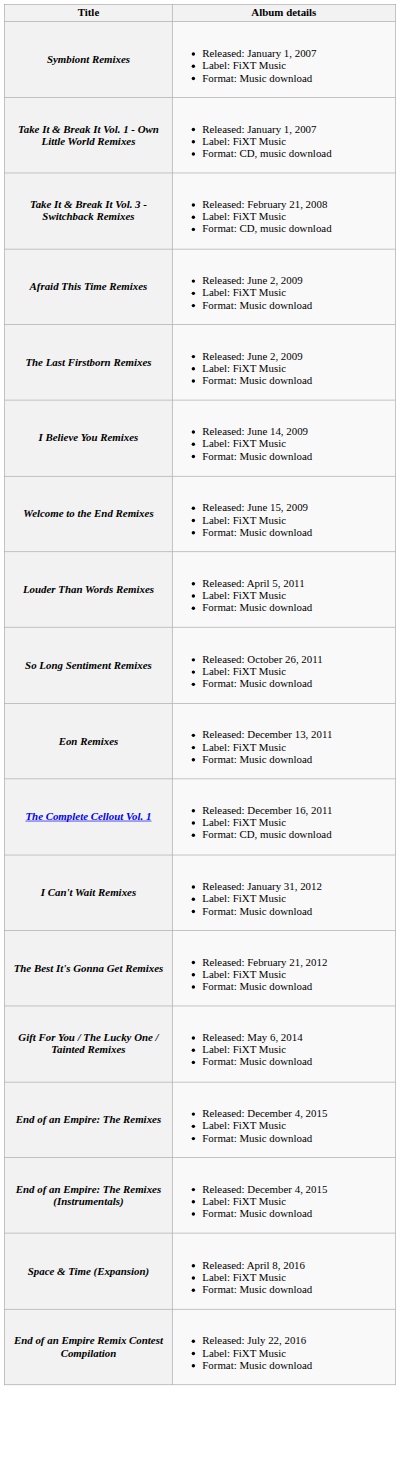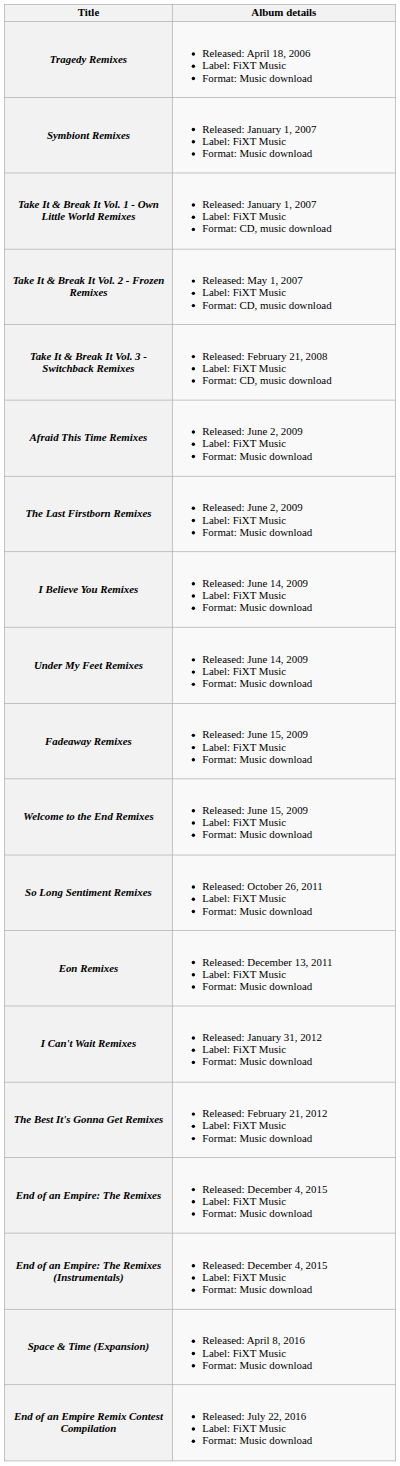+ row: (88, 59)
+ row: (88, 286)
+ row: (88, 665)
+ row: (88, 741)
- row: (88, 589)
- row: (88, 816)
- row: (88, 1044)
